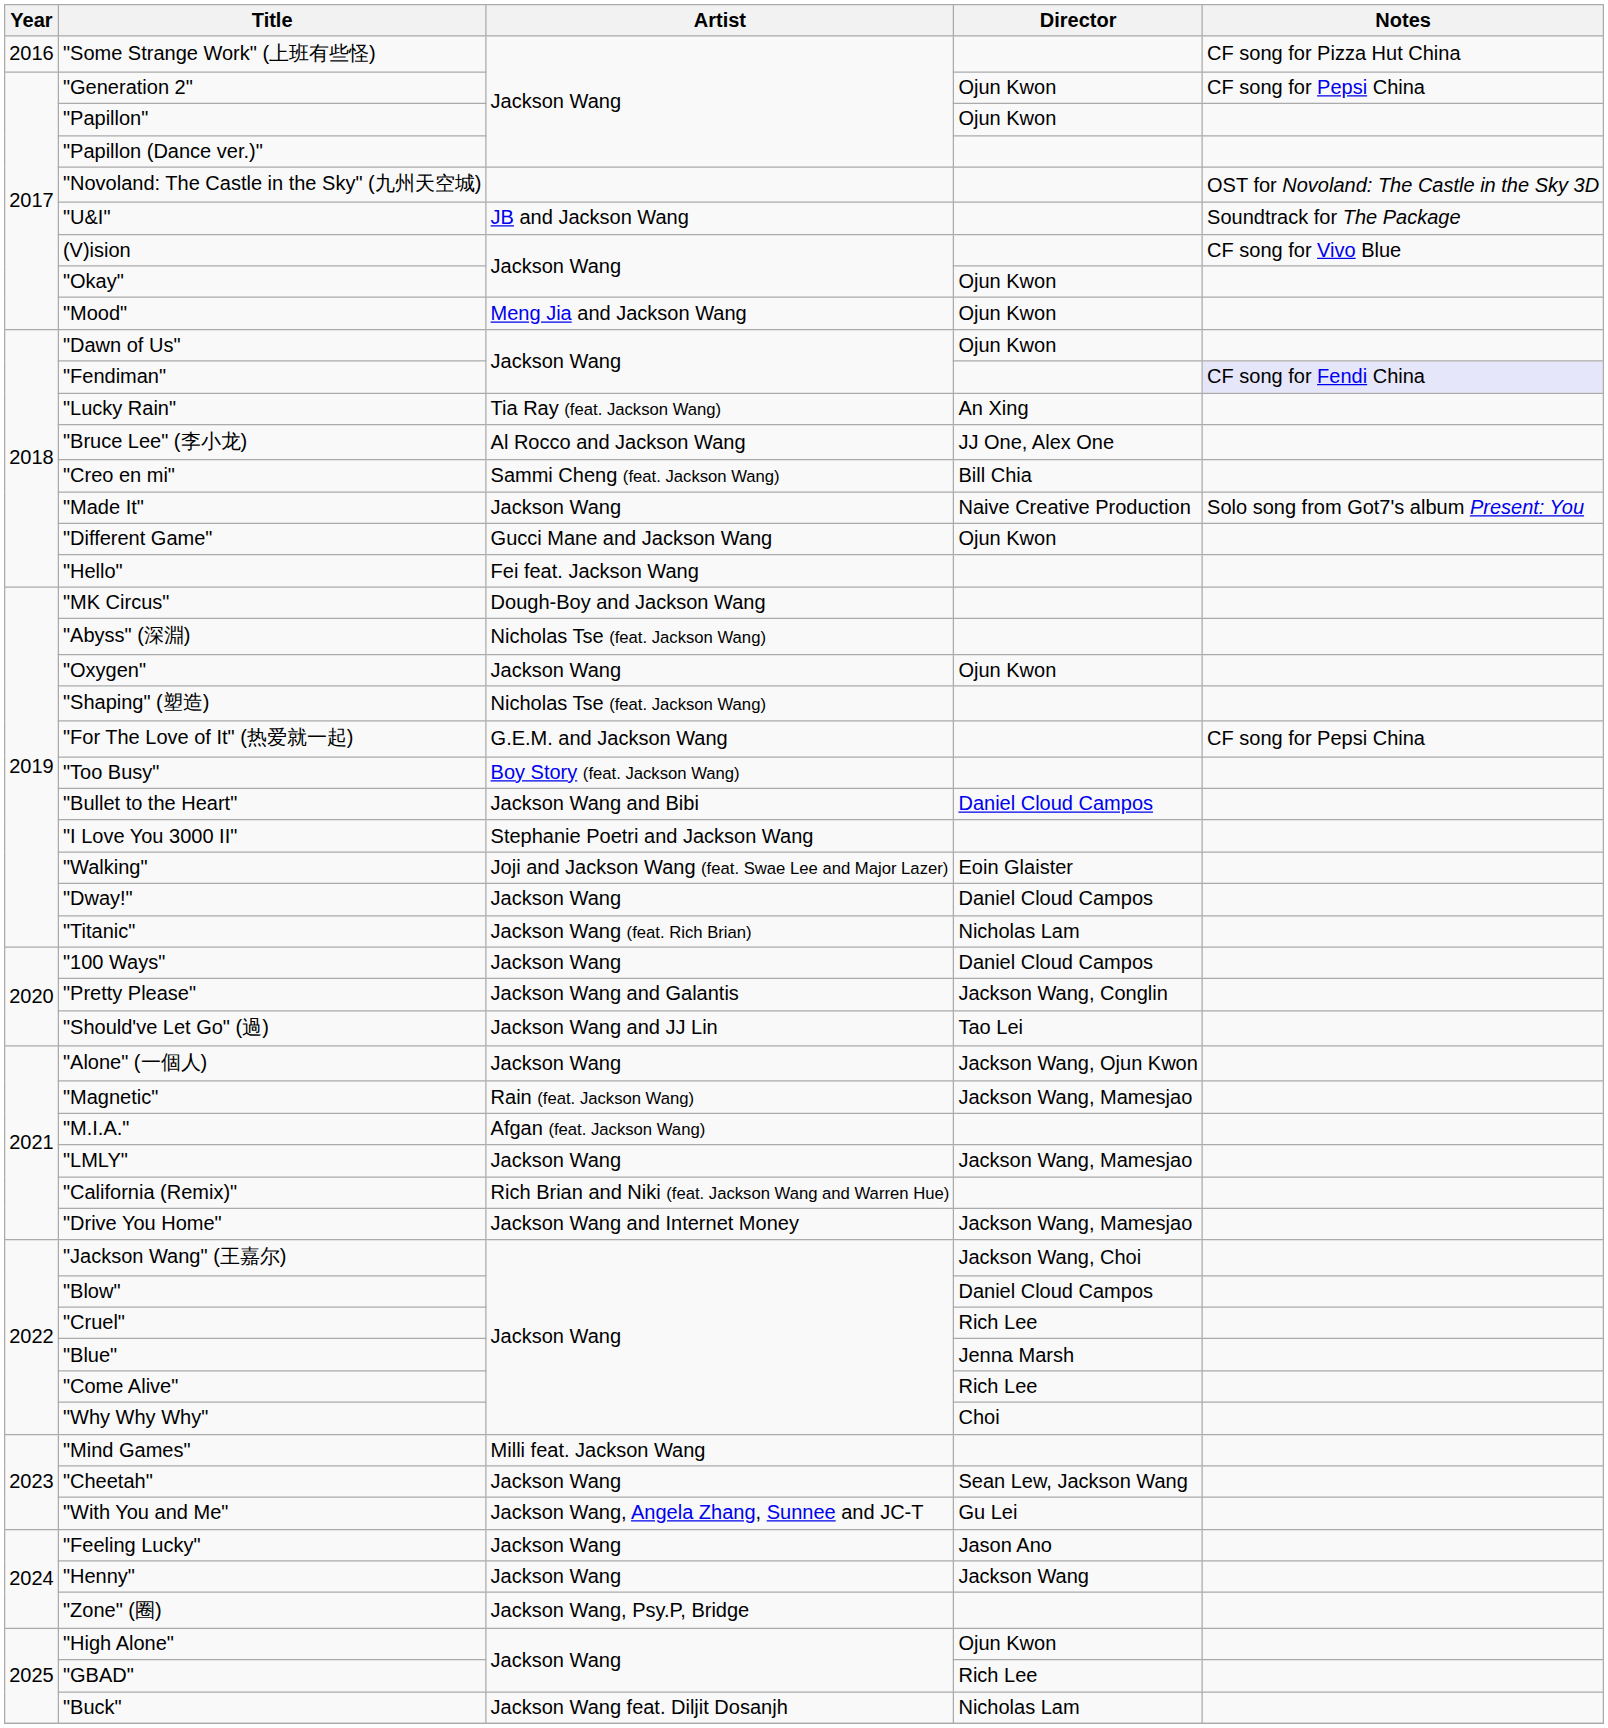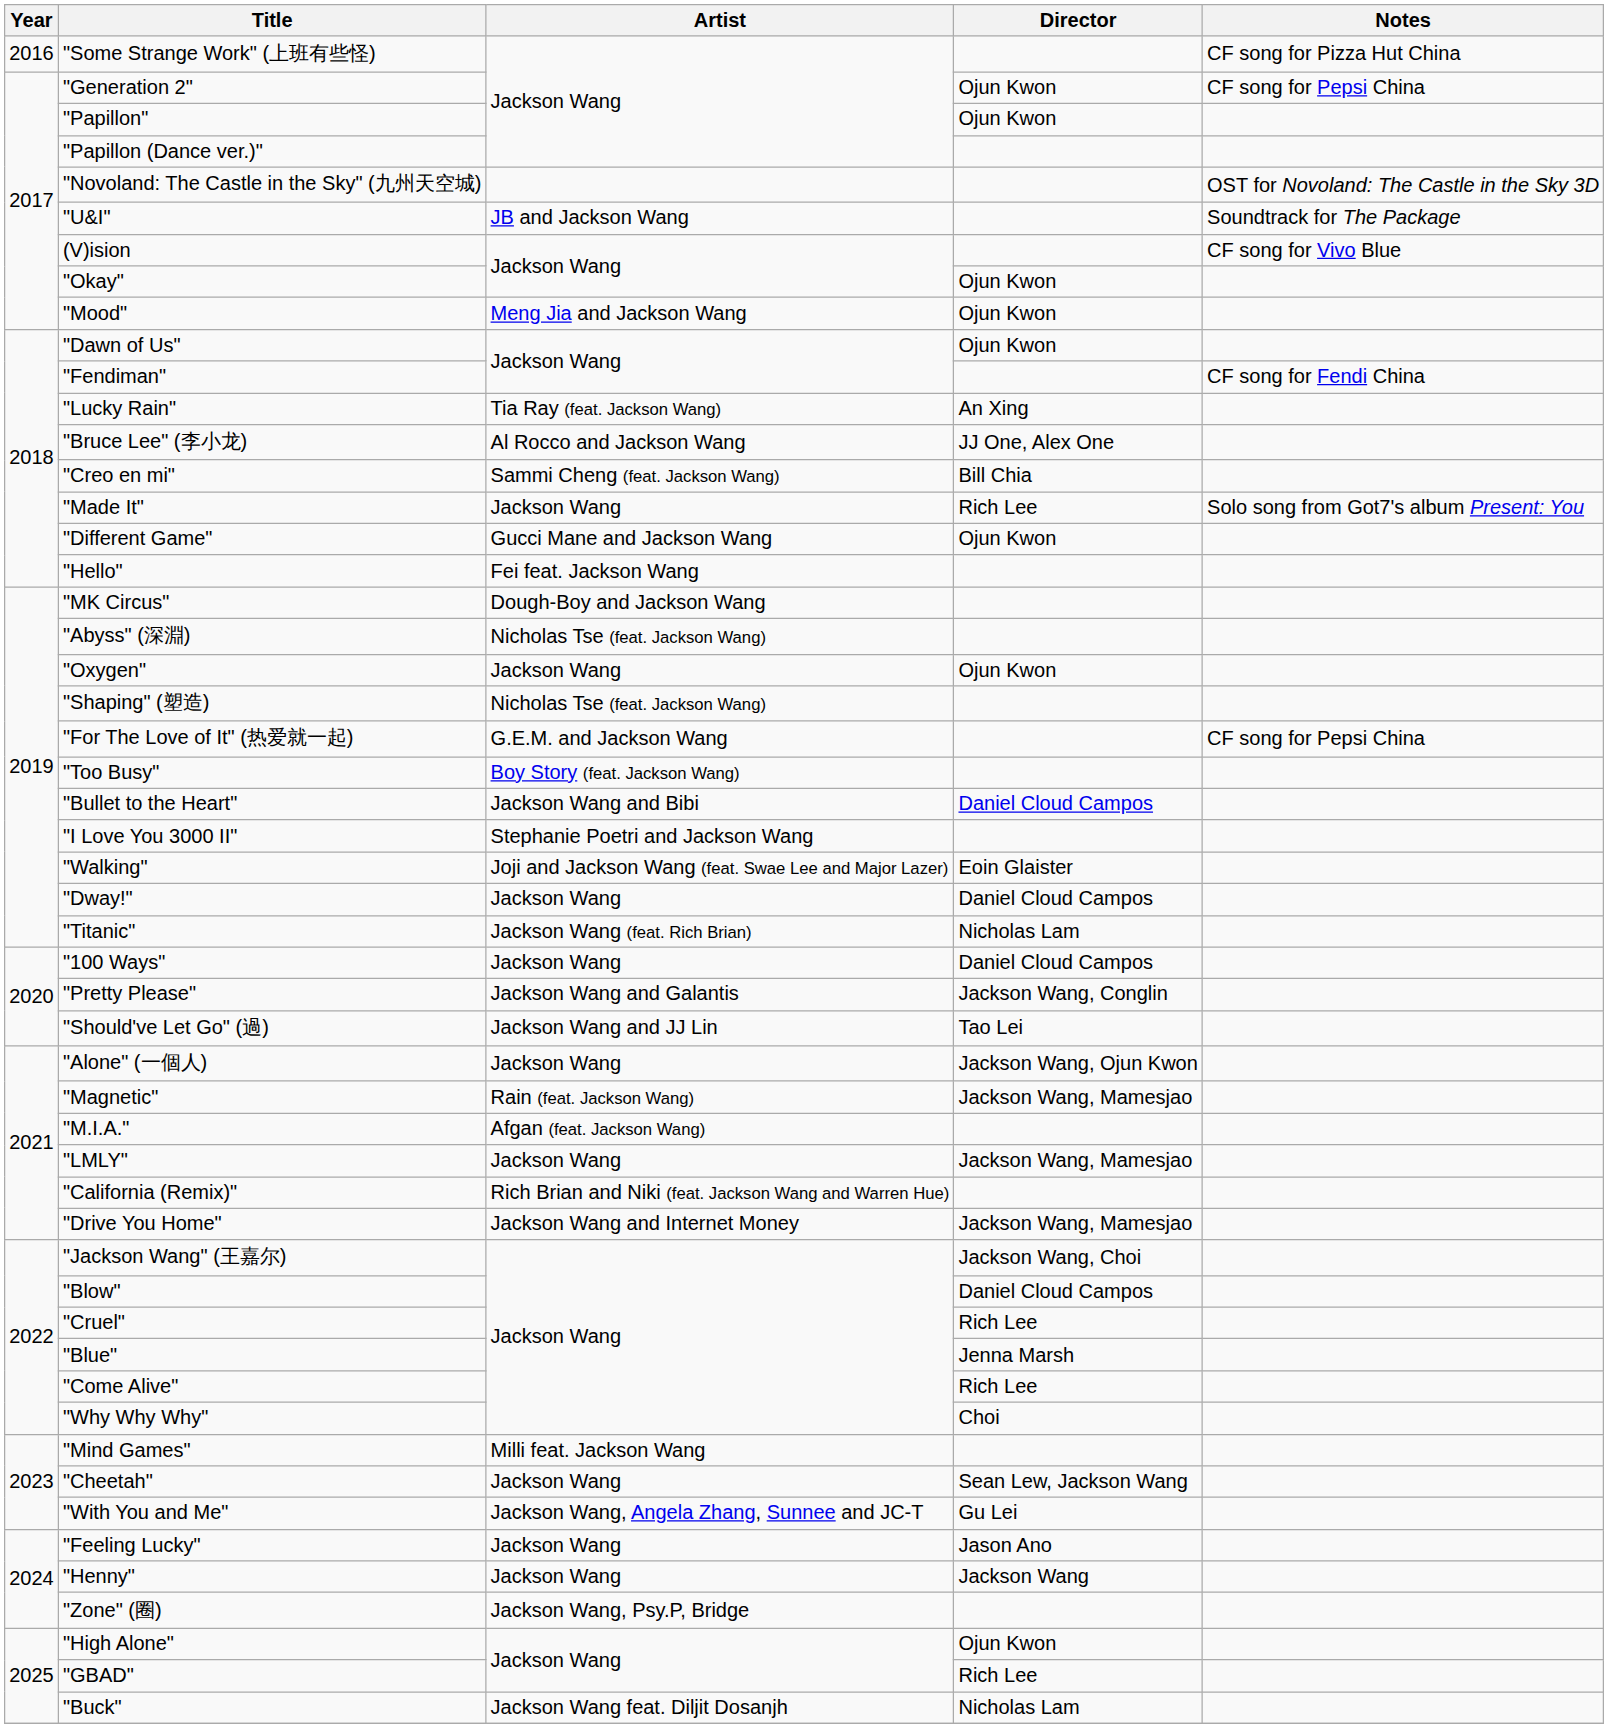(1316, 376) lavender background -> (1316, 376) no background
(1075, 507) Naive Creative Production -> (998, 507) Rich Lee
